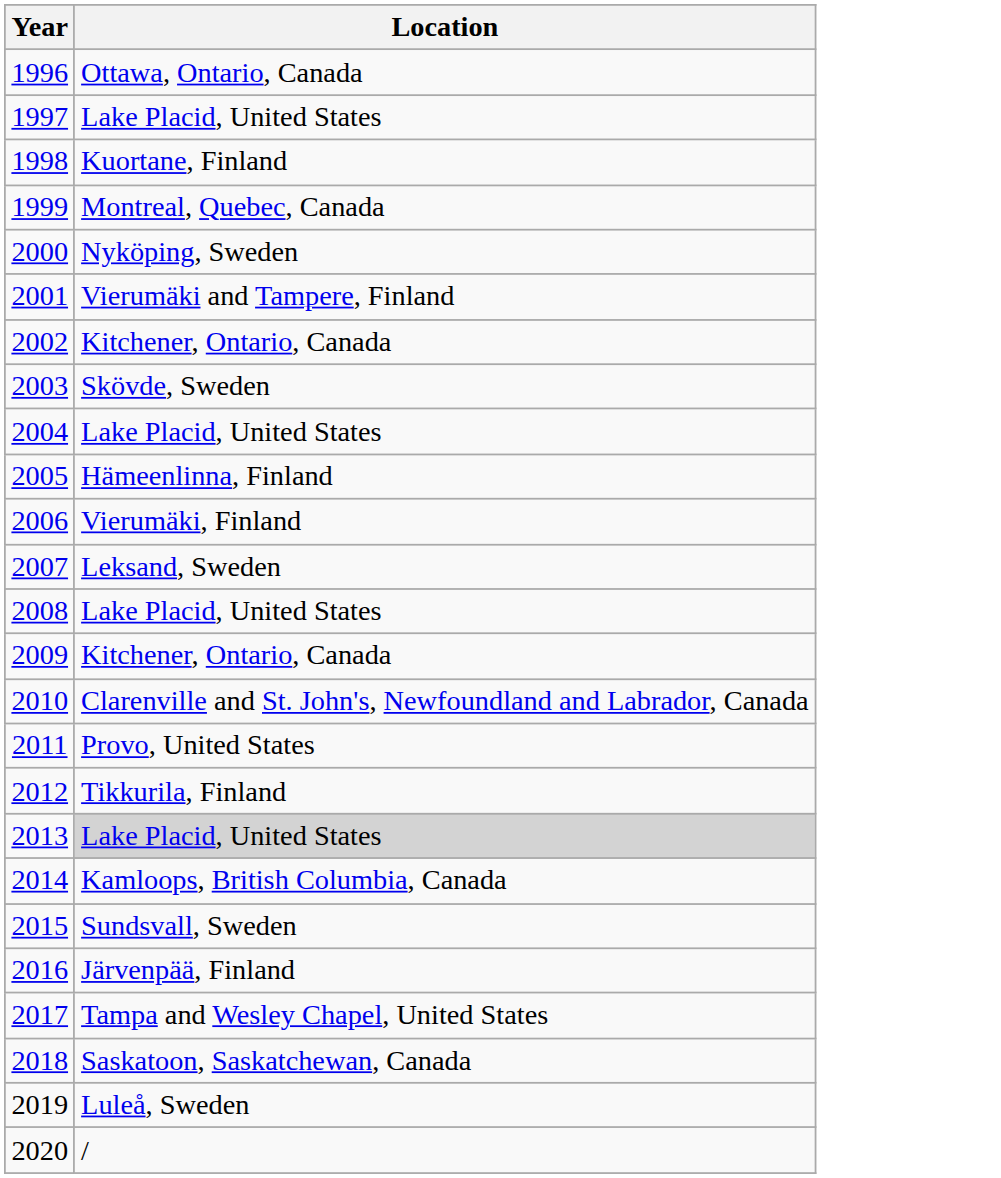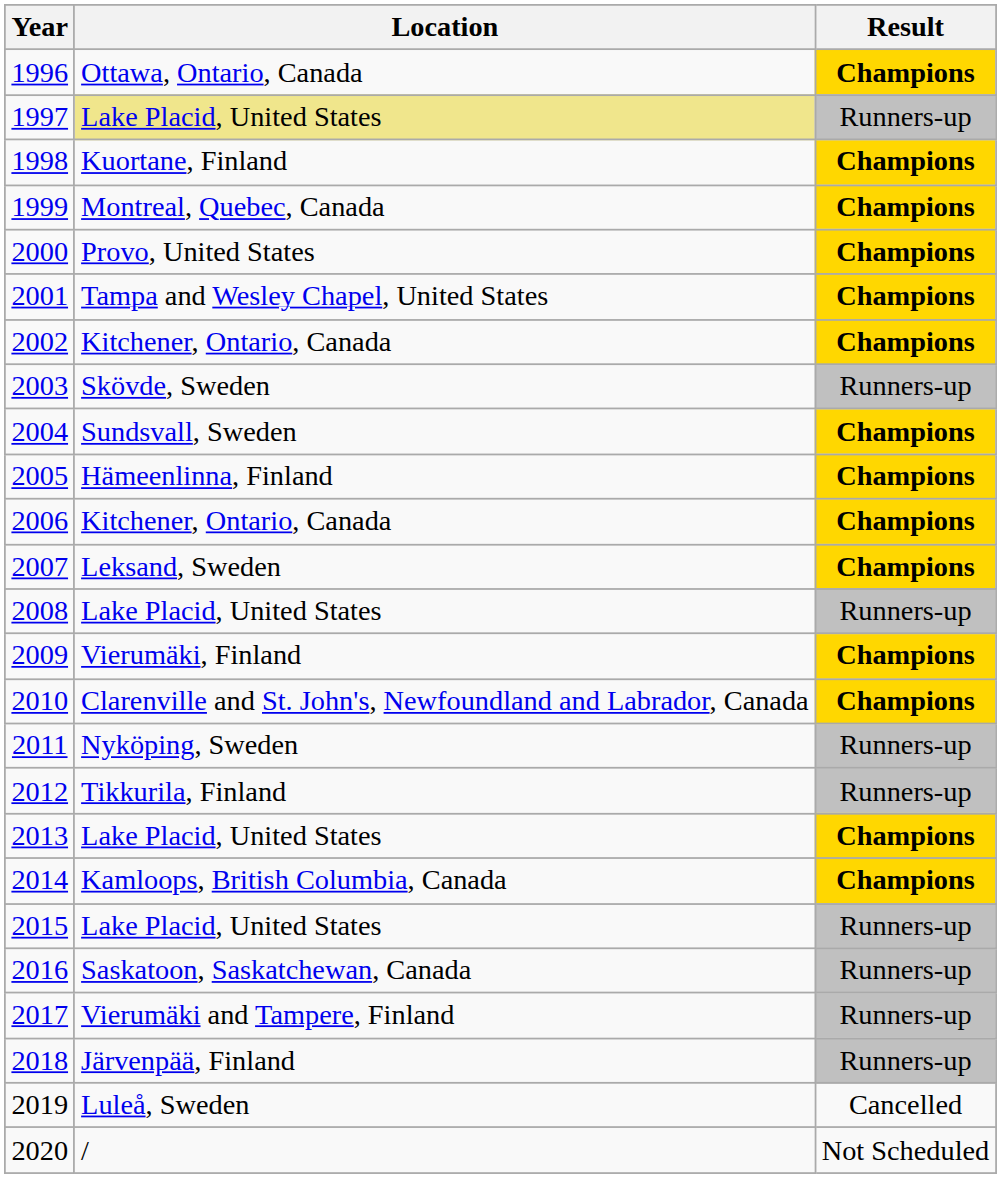+ column: (906, 26)
(231, 116) no background -> (231, 116) khaki background
(190, 251) Nyköping, Sweden -> (198, 251) Provo, United States
(268, 296) Vierumäki and Tampere, Finland -> (315, 296) Tampa and Wesley Chapel, United States
(231, 431) Lake Placid, United States -> (189, 431) Sundsvall, Sweden
(191, 521) Vierumäki, Finland -> (236, 521) Kitchener, Ontario, Canada
(236, 655) Kitchener, Ontario, Canada -> (191, 655) Vierumäki, Finland
(198, 745) Provo, United States -> (190, 745) Nyköping, Sweden
(231, 835) lightgrey background -> (231, 835) no background
(189, 925) Sundsvall, Sweden -> (231, 925) Lake Placid, United States
(188, 970) Järvenpää, Finland -> (276, 970) Saskatoon, Saskatchewan, Canada
(315, 1015) Tampa and Wesley Chapel, United States -> (268, 1015) Vierumäki and Tampere, Finland
(276, 1059) Saskatoon, Saskatchewan, Canada -> (188, 1059) Järvenpää, Finland
